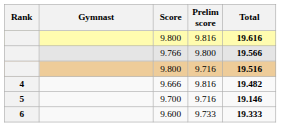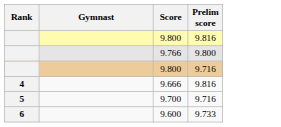- column: (249, 17)
